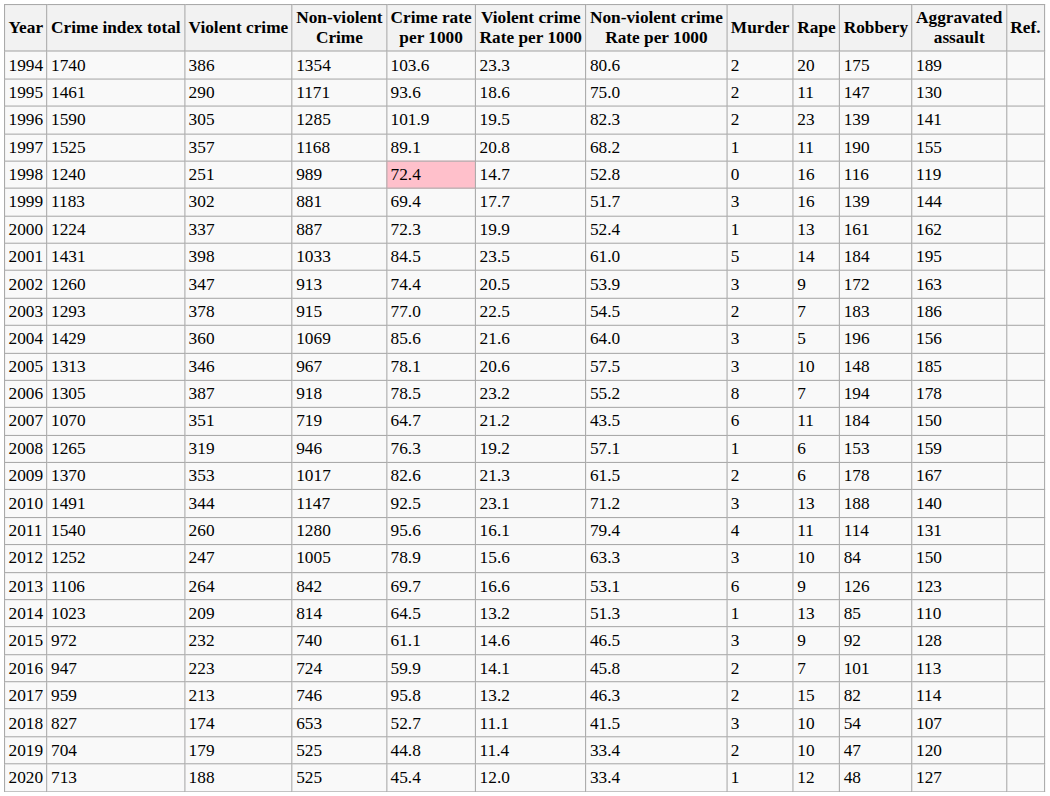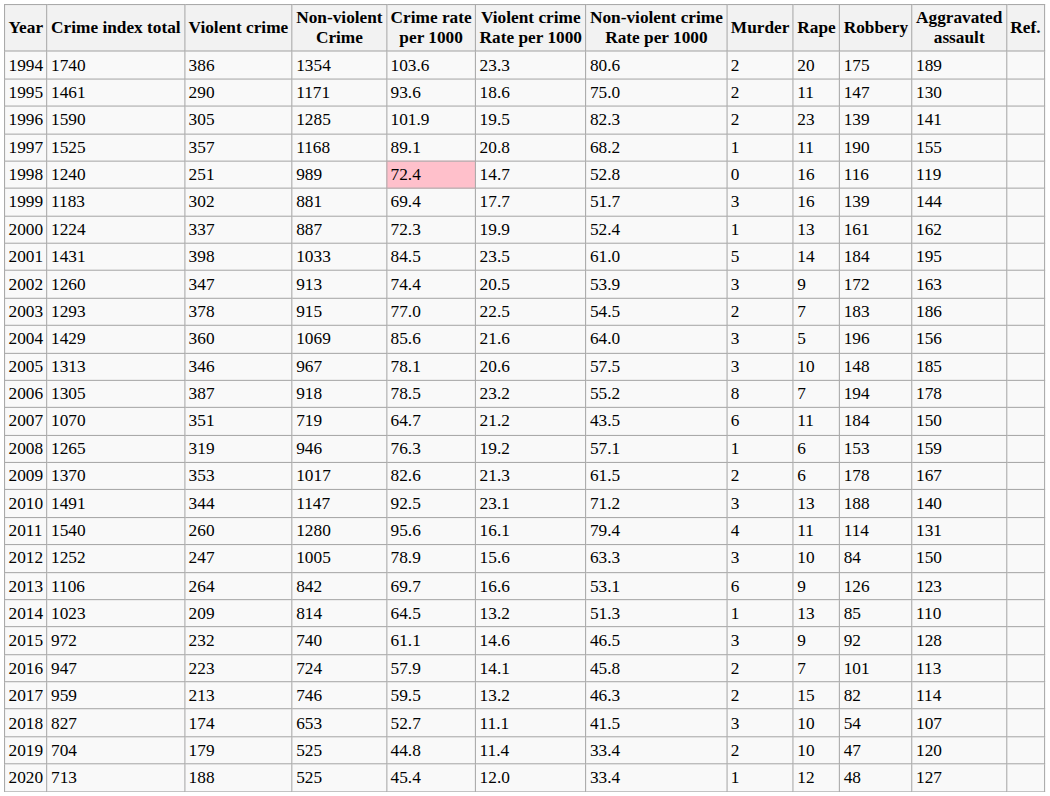(406, 667) 59.9 -> (406, 667) 57.9
(406, 695) 95.8 -> (406, 695) 59.5
